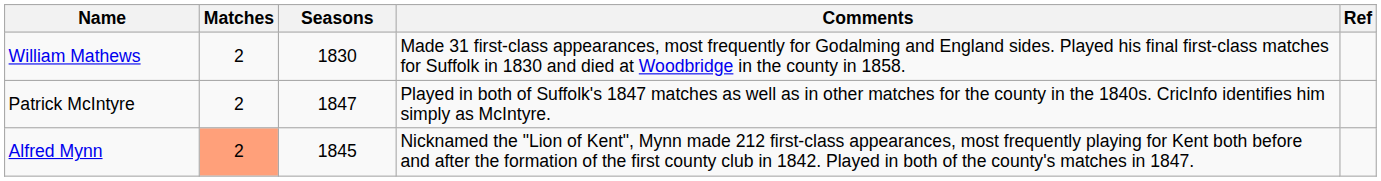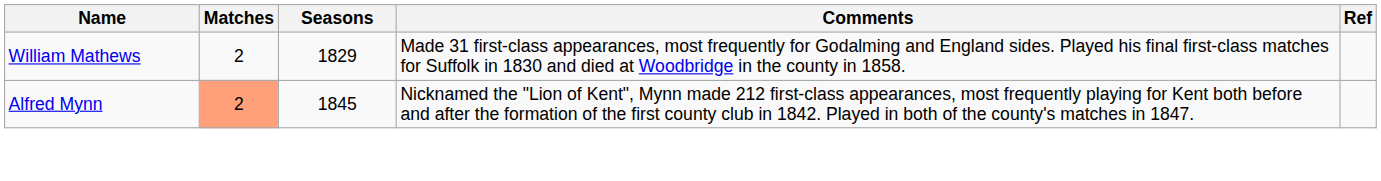(337, 56) 1830 -> (337, 56) 1829
- row: (72, 103)
